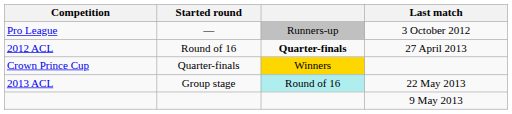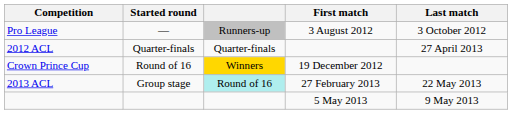+ column: (341, 13)
(209, 48) Round of 16 -> (164, 48) Quarter-finals
(313, 48) bold -> (245, 48) normal
(209, 65) Quarter-finals -> (164, 65) Round of 16
